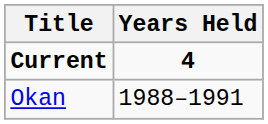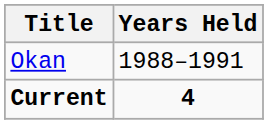rows swapped: (59, 61) <-> (38, 99)
